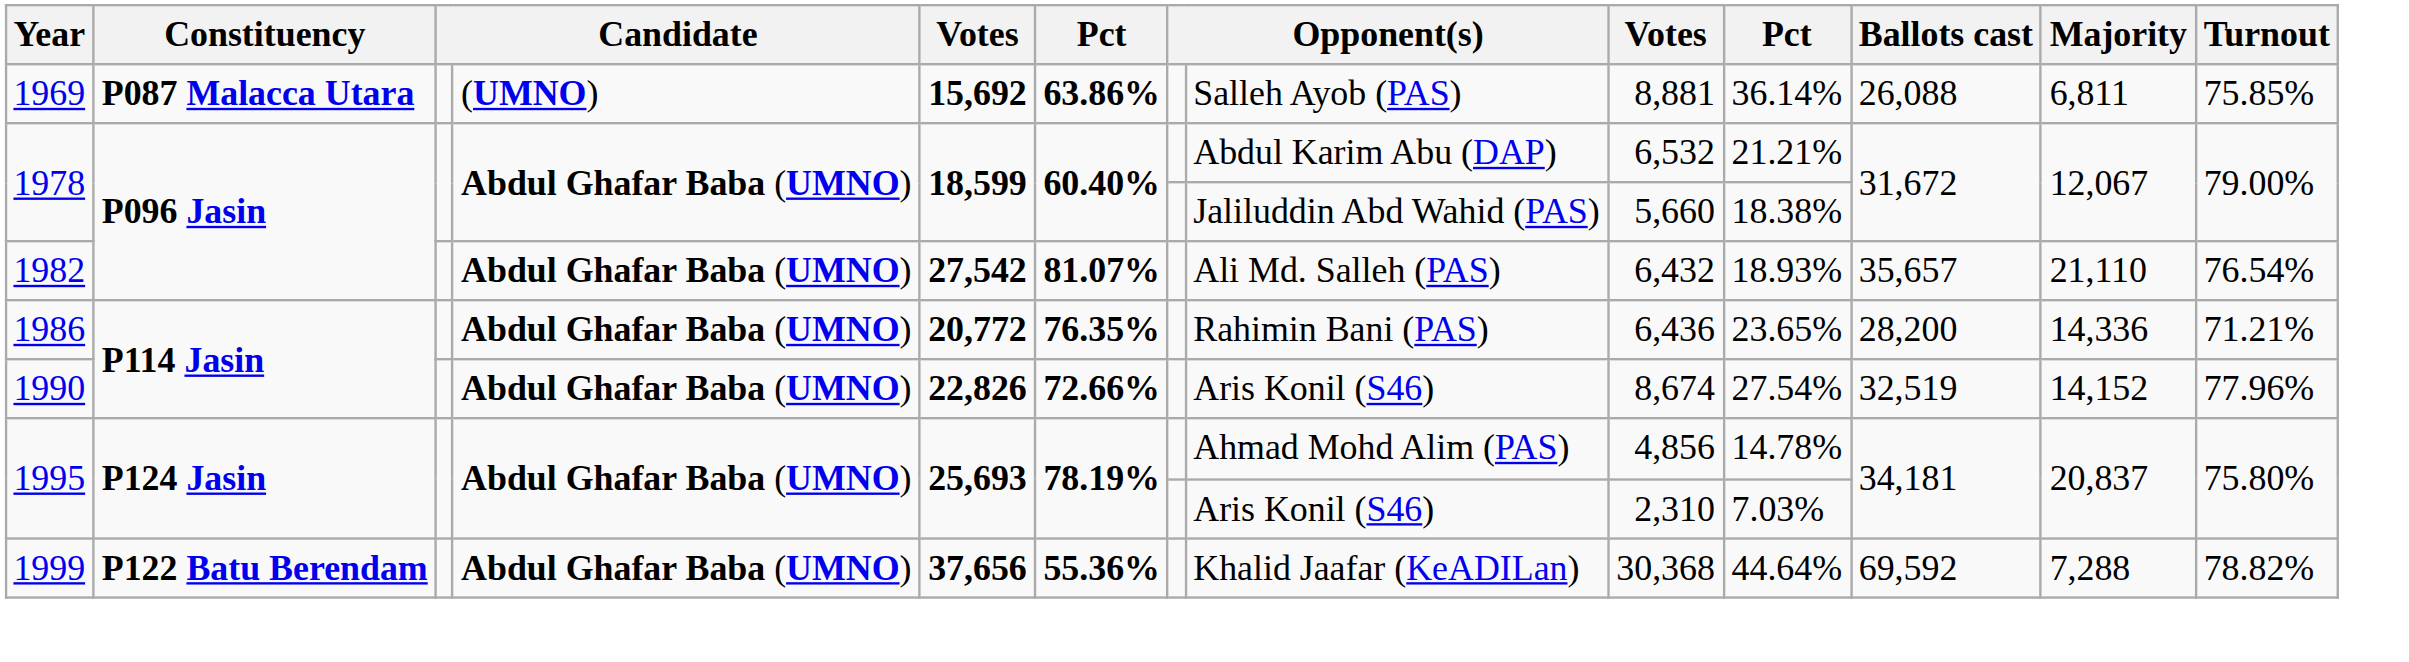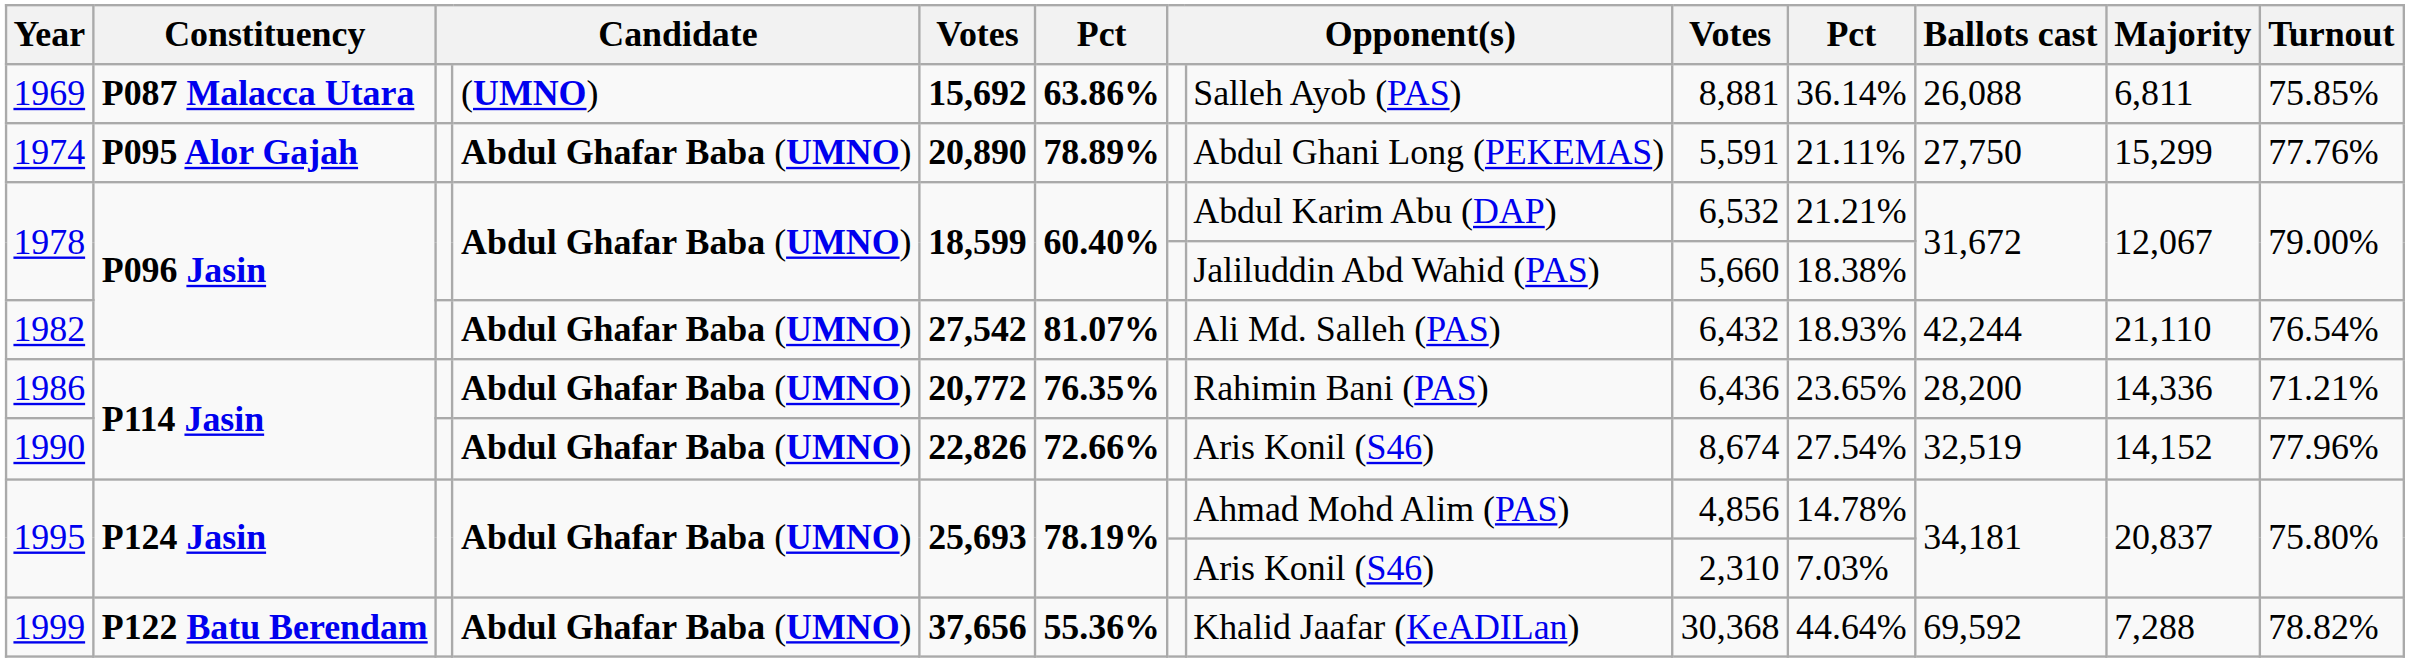+ row: (49, 152)
(1908, 270) 35,657 -> (1973, 329) 42,244
